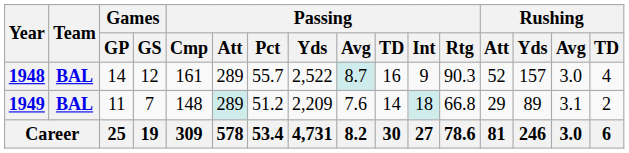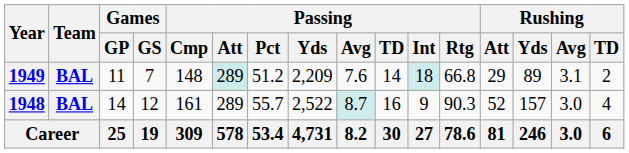rows swapped: (27, 76) <-> (27, 104)
